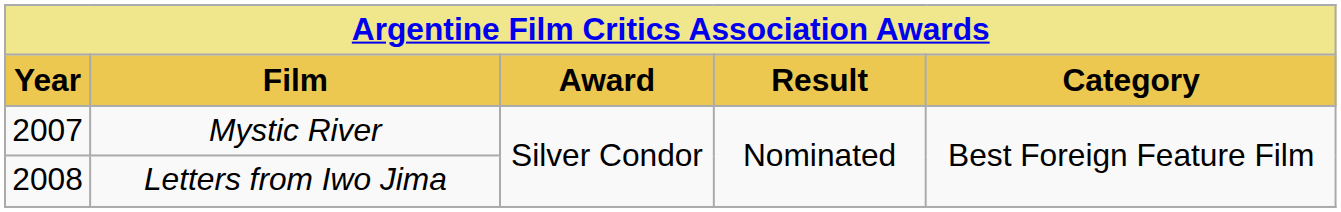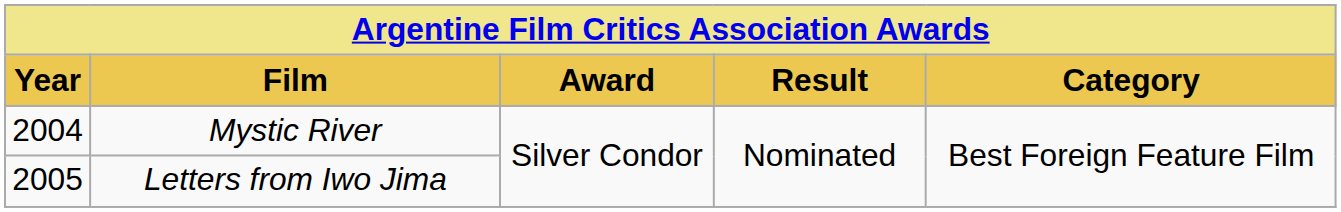(48, 130) 2007 -> (48, 130) 2004
(48, 180) 2008 -> (48, 180) 2005
